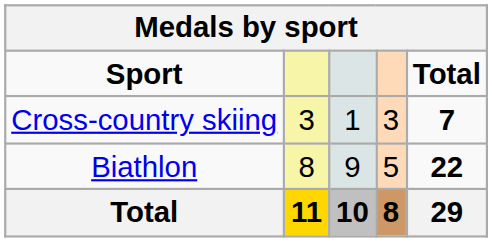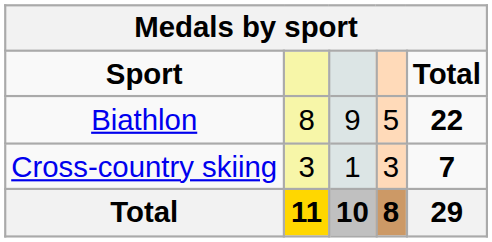rows swapped: (144, 167) <-> (144, 120)
